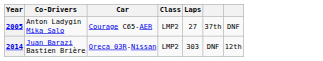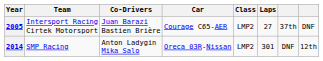+ column: (62, 10)
(54, 26) Anton Ladygin Mika Salo -> (131, 26) Juan Barazi Bastien Brière
(56, 46) Juan Barazi Bastien Brière -> (129, 46) Anton Ladygin Mika Salo
(193, 46) 303 -> (268, 46) 301
